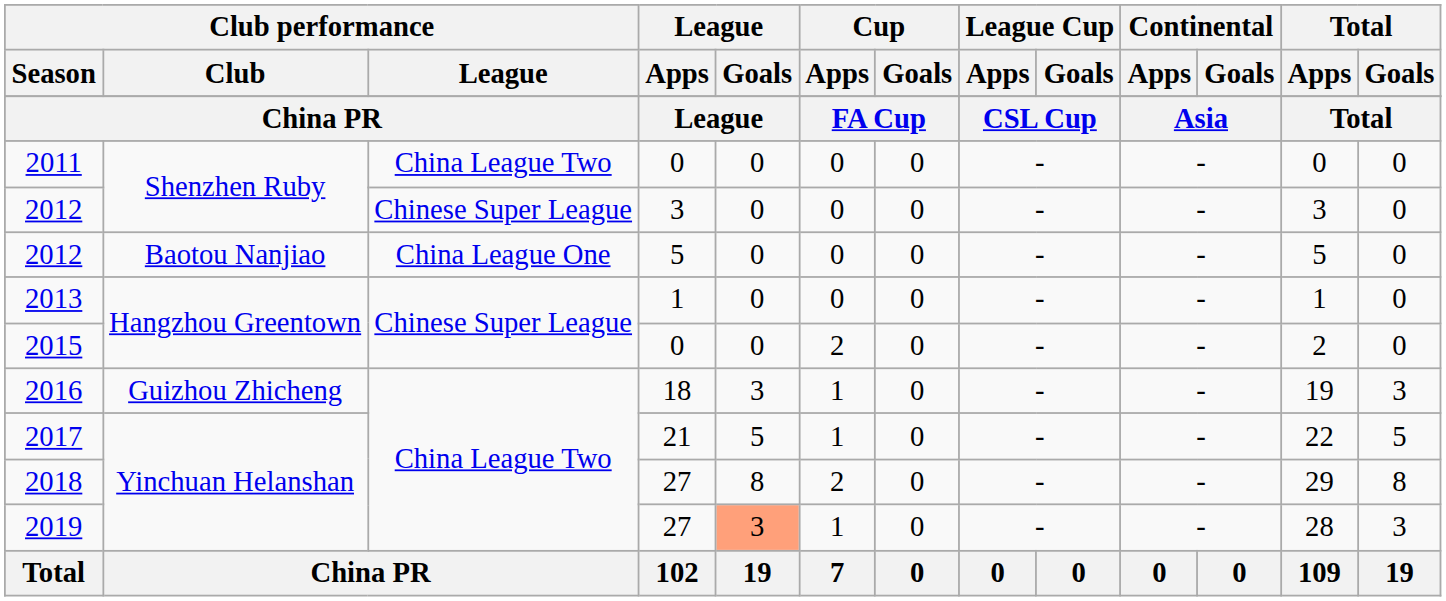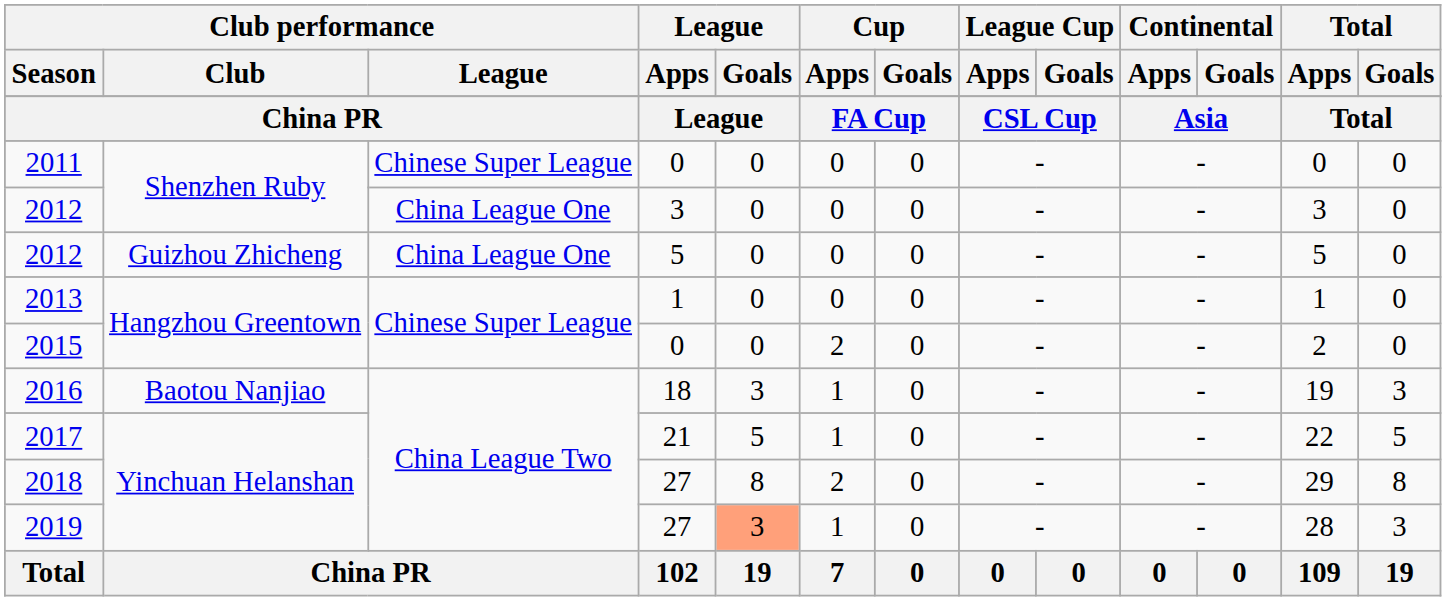(503, 163) China League Two -> (503, 163) Chinese Super League
(503, 208) Chinese Super League -> (503, 208) China League One
(235, 254) Baotou Nanjiao -> (235, 254) Guizhou Zhicheng
(235, 390) Guizhou Zhicheng -> (235, 390) Baotou Nanjiao
